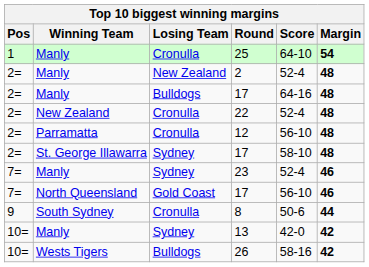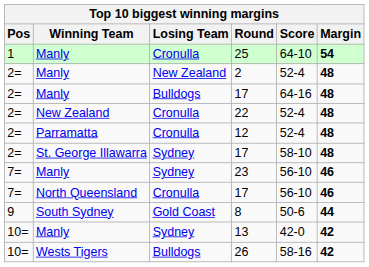(296, 133) 56-10 -> (292, 133) 52-4
(292, 172) 52-4 -> (296, 172) 56-10
(184, 192) Gold Coast -> (176, 192) Cronulla
(176, 212) Cronulla -> (184, 212) Gold Coast
